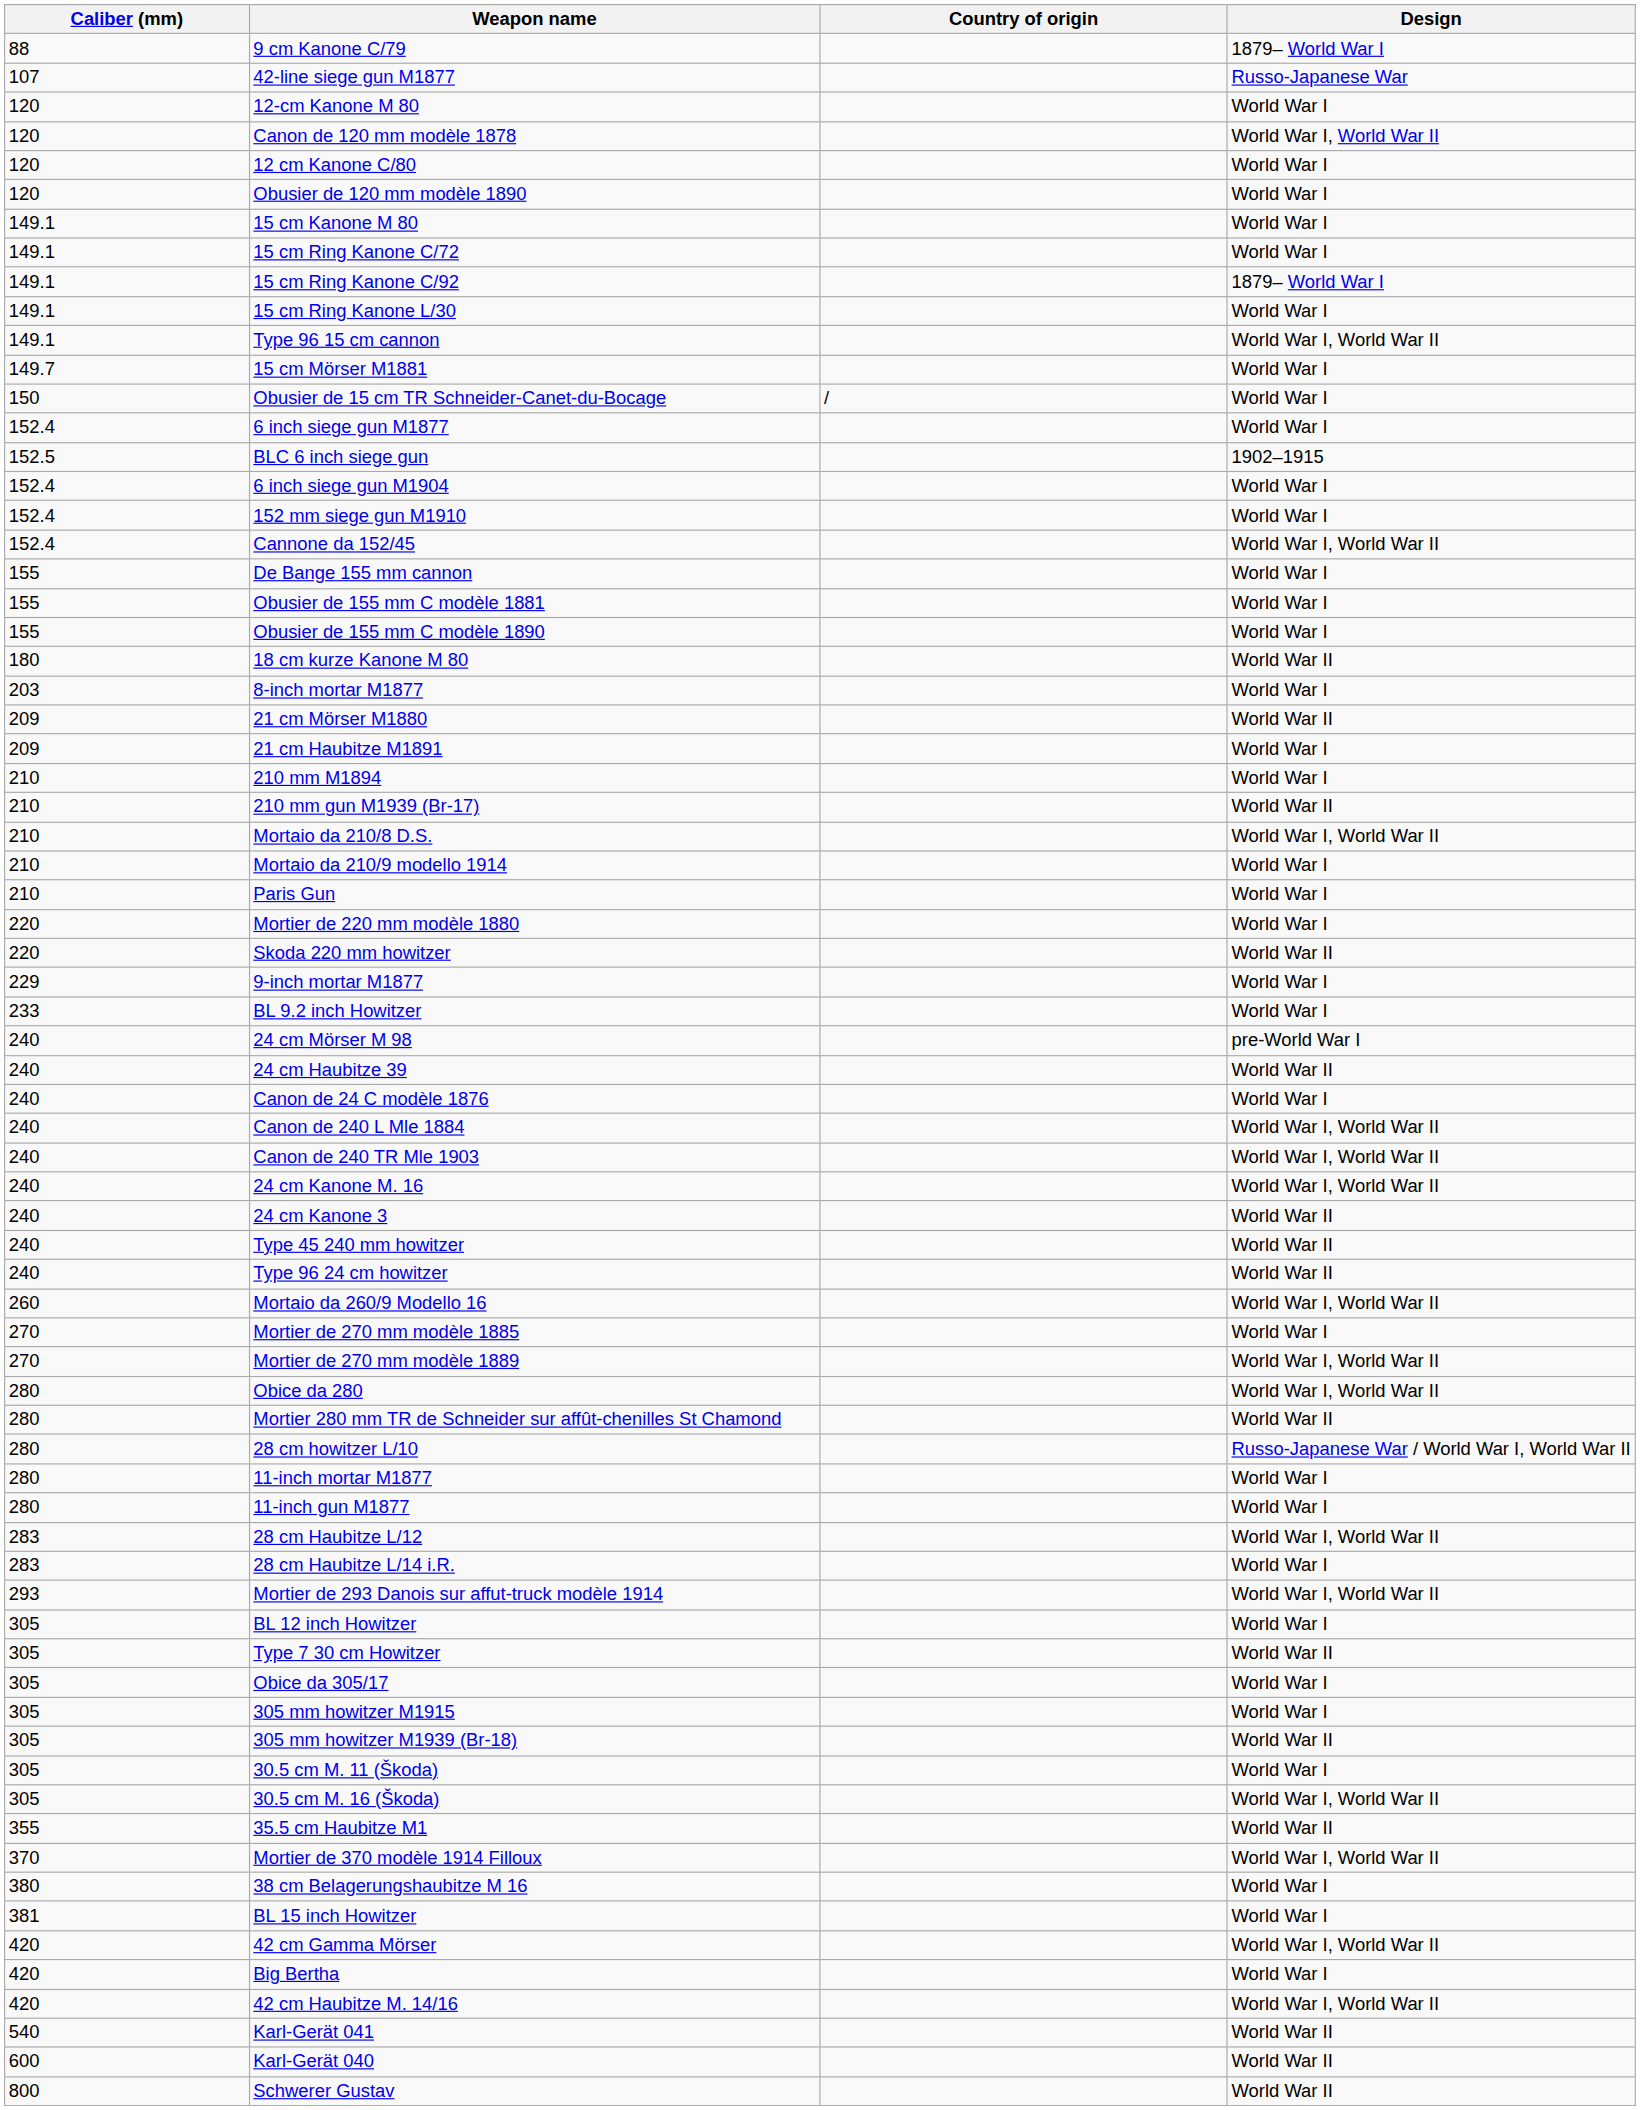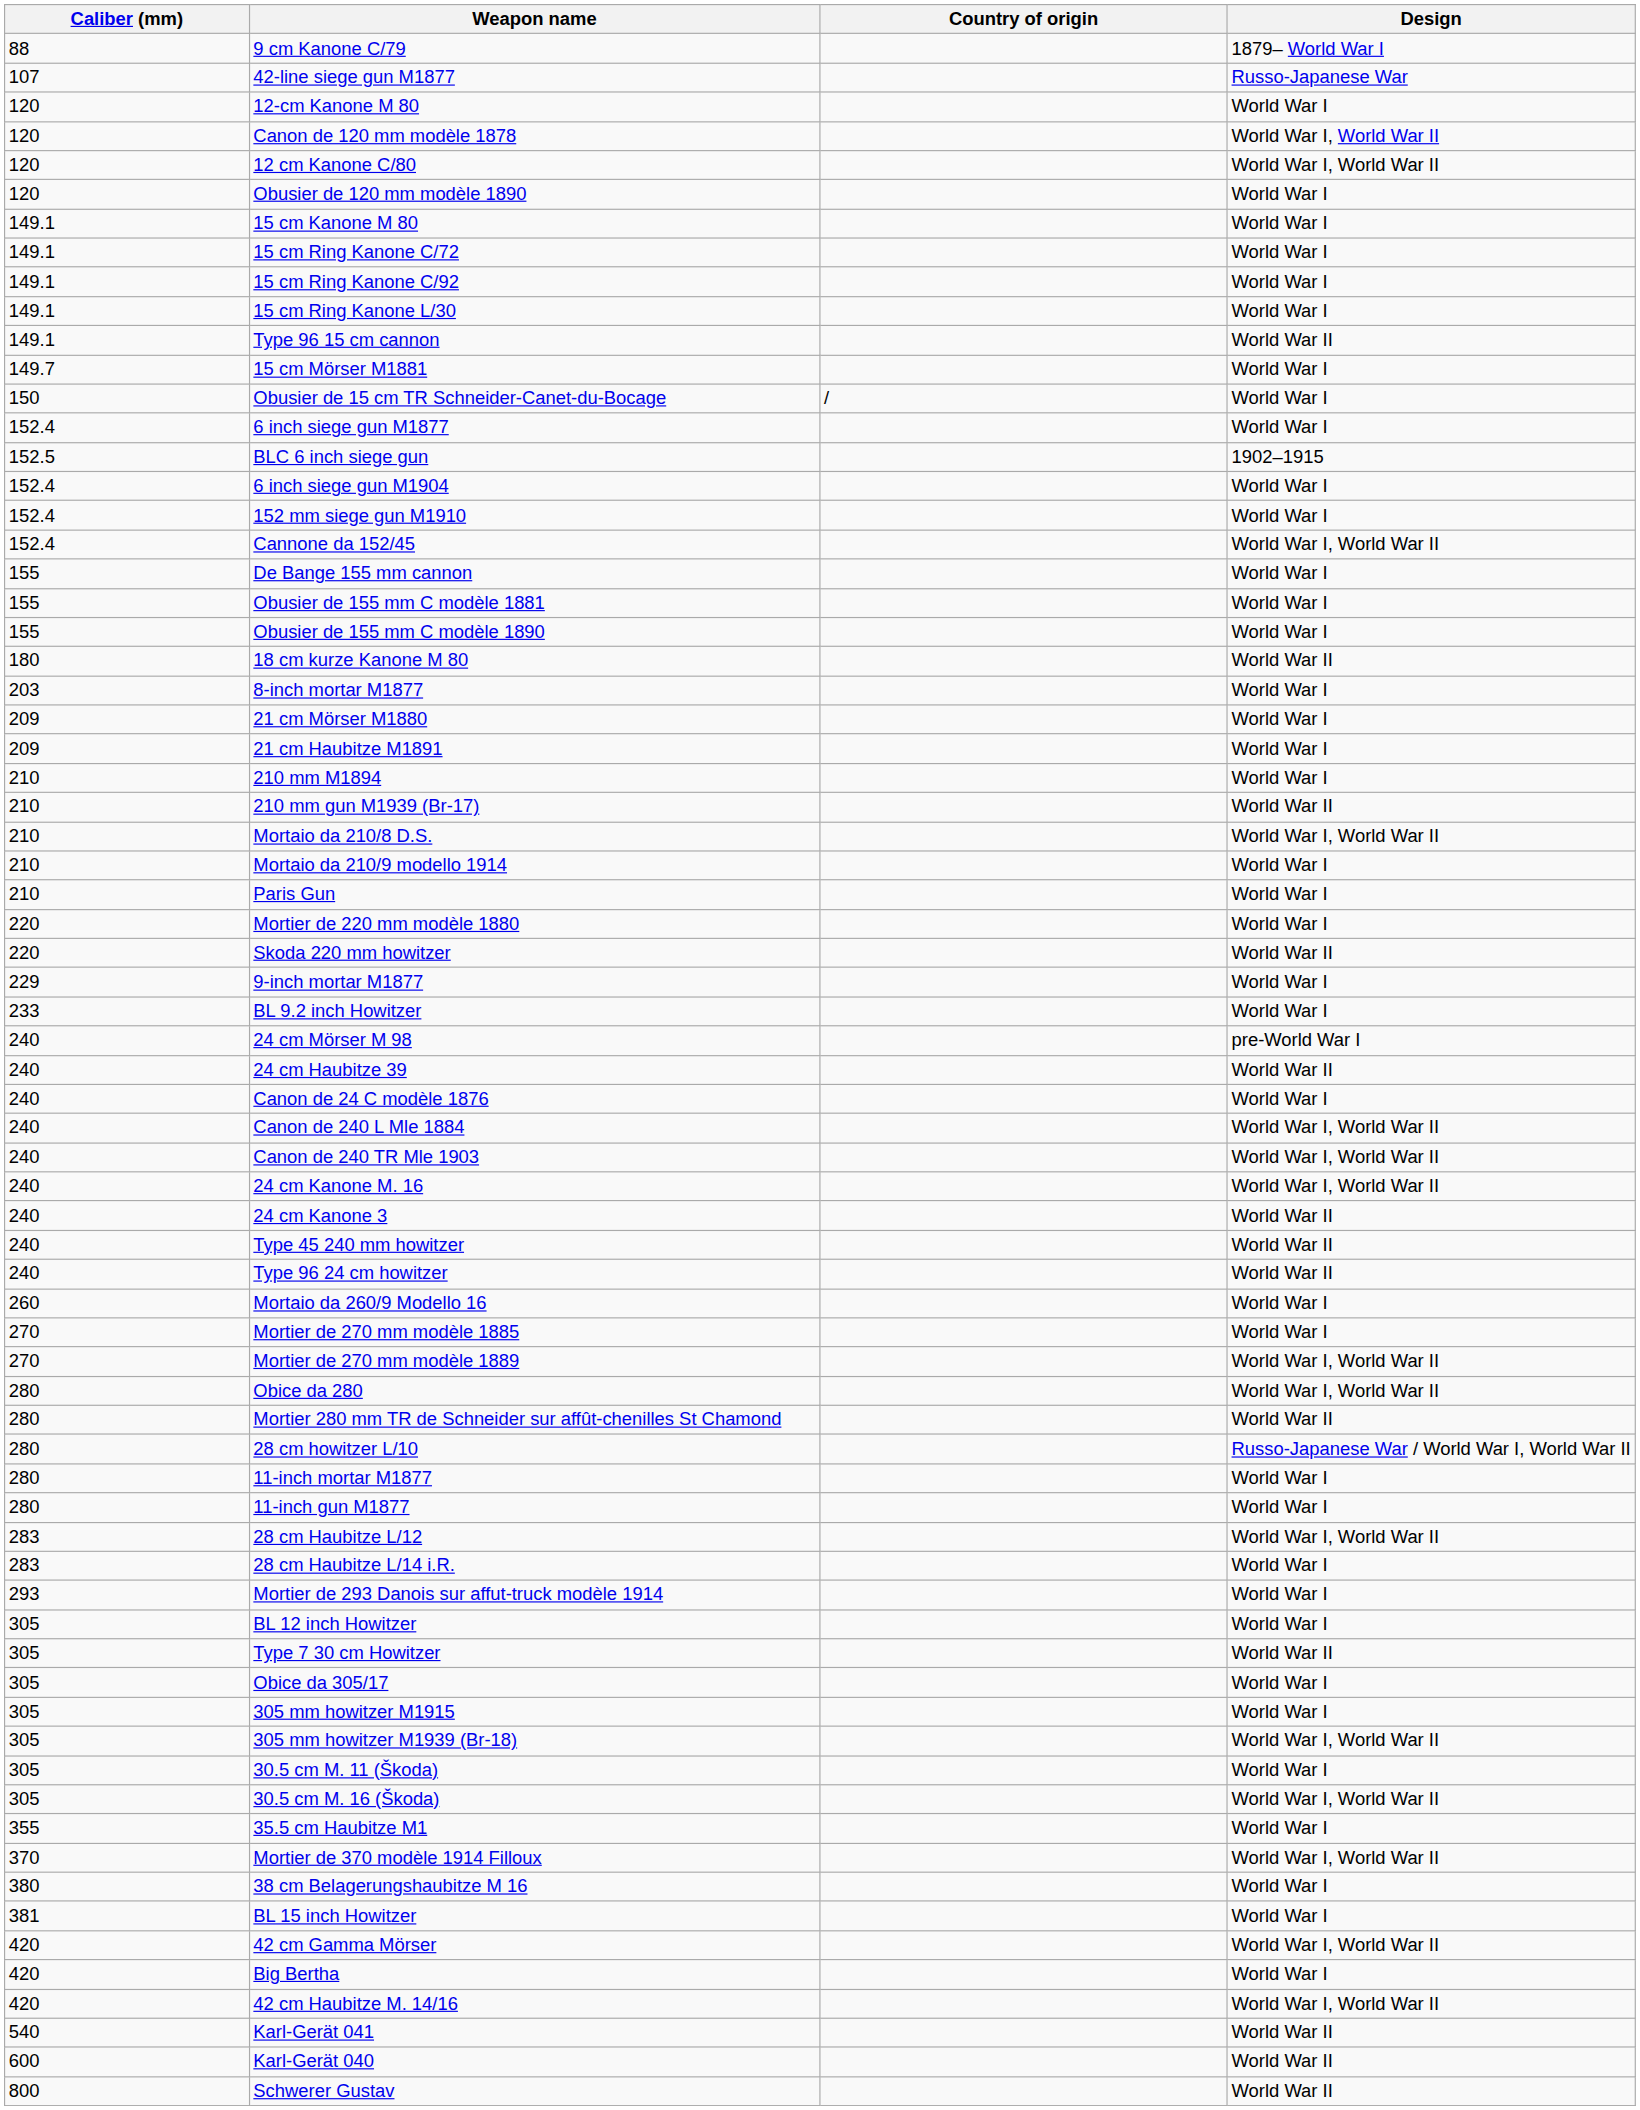(1280, 164) World War I -> (1335, 164) World War I, World War II
(1308, 281) 1879– World War I -> (1280, 281) World War I
(1335, 340) World War I, World War II -> (1282, 340) World War II
(1282, 719) World War II -> (1280, 719) World War I
(1335, 1303) World War I, World War II -> (1280, 1303) World War I
(1335, 1594) World War I, World War II -> (1280, 1594) World War I
(1282, 1740) World War II -> (1335, 1740) World War I, World War II
(1282, 1828) World War II -> (1280, 1828) World War I
